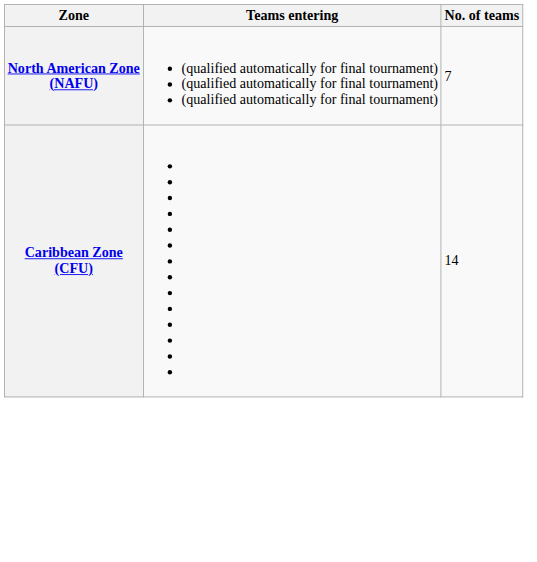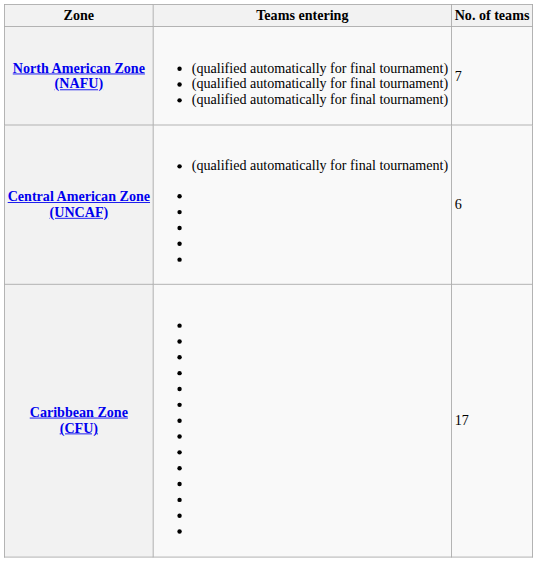+ row: (79, 204)
(452, 260) 14 -> (462, 420) 17
